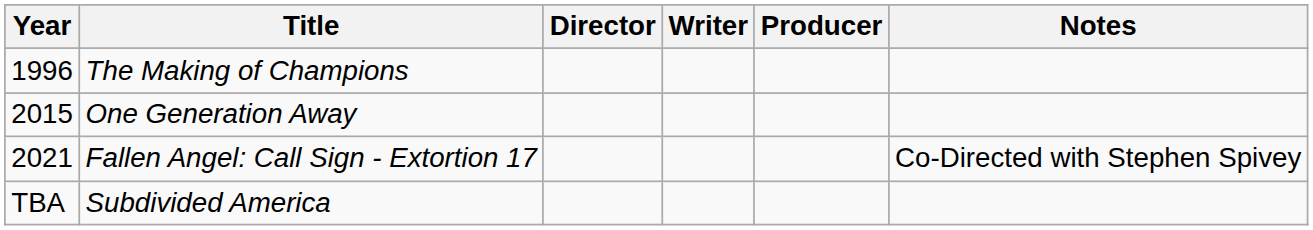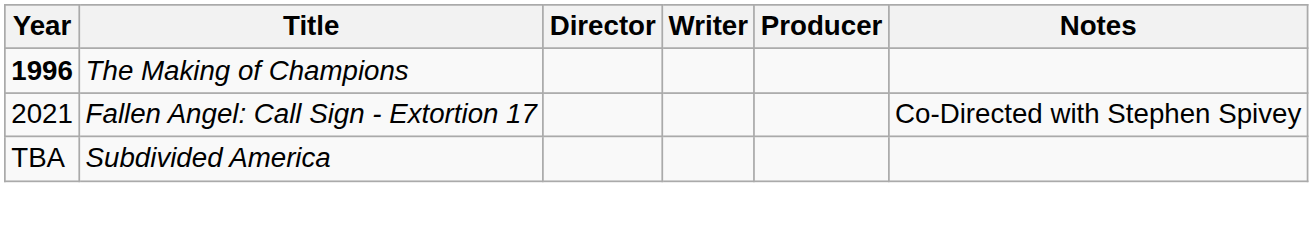(42, 70) normal -> (42, 70) bold
- row: (221, 114)
